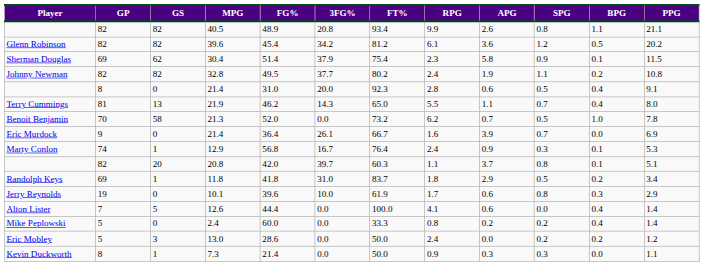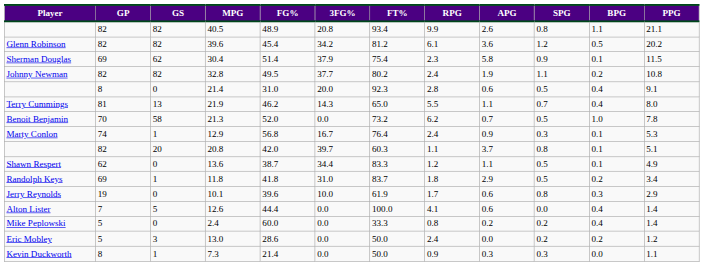- row: (32, 134)
+ row: (34, 164)
